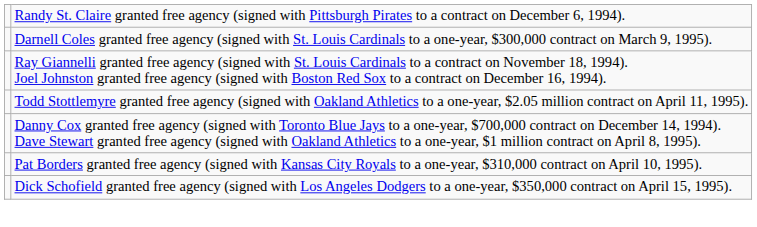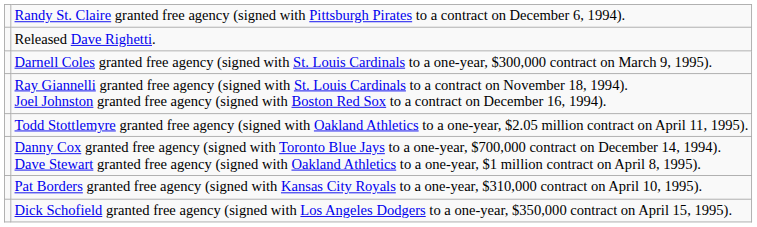+ row: (85, 39)
